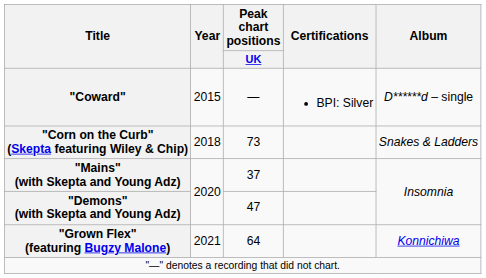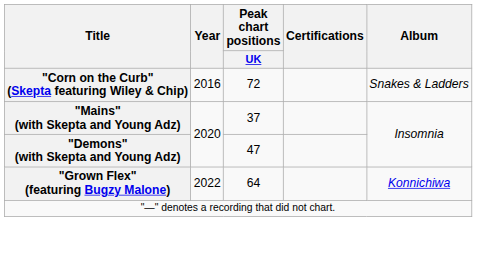- row: (98, 97)
(207, 142) 2018 -> (207, 84) 2016
(253, 142) 73 -> (253, 84) 72
(207, 241) 2021 -> (207, 183) 2022
